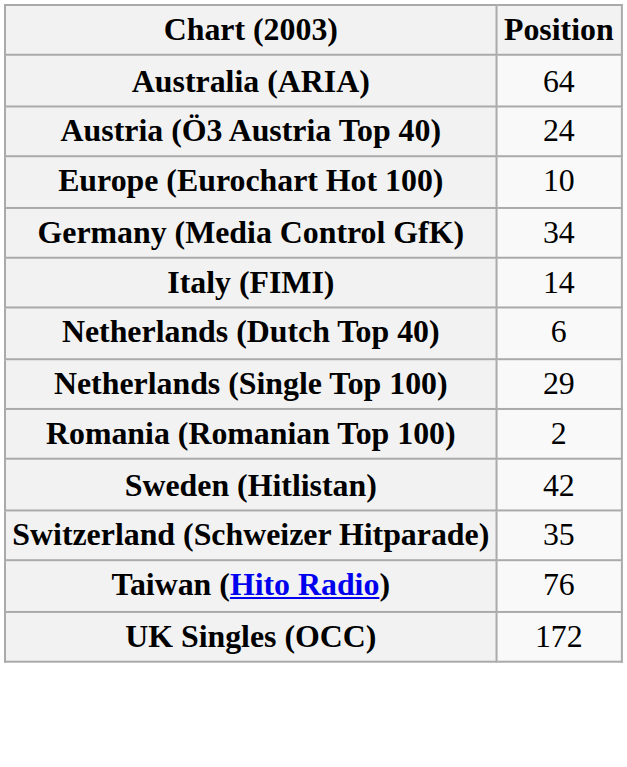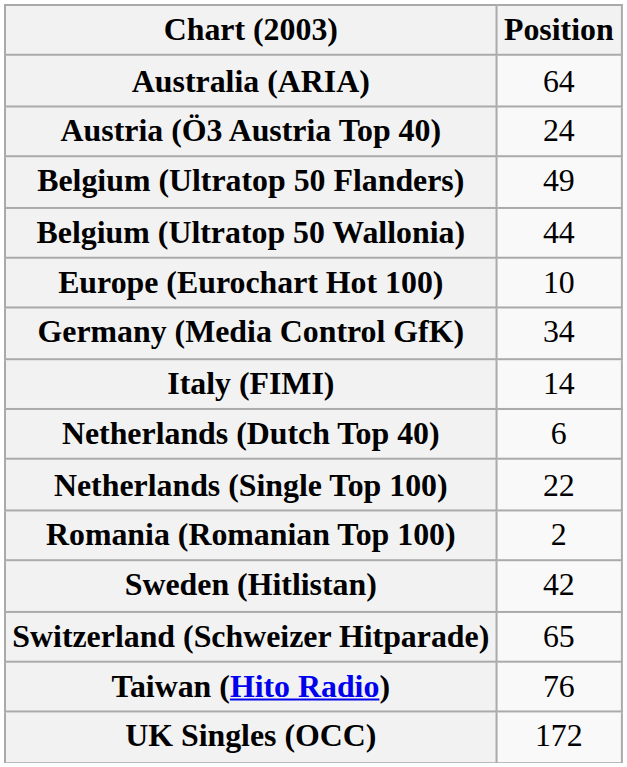+ row: (251, 181)
+ row: (251, 231)
(559, 383) 29 -> (559, 484) 22
(559, 534) 35 -> (559, 635) 65
